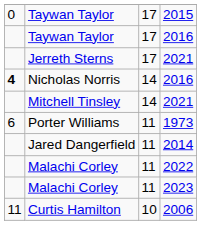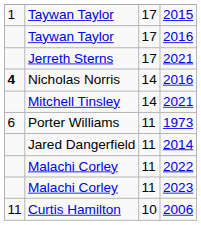(11, 15) 0 -> (11, 15) 1
